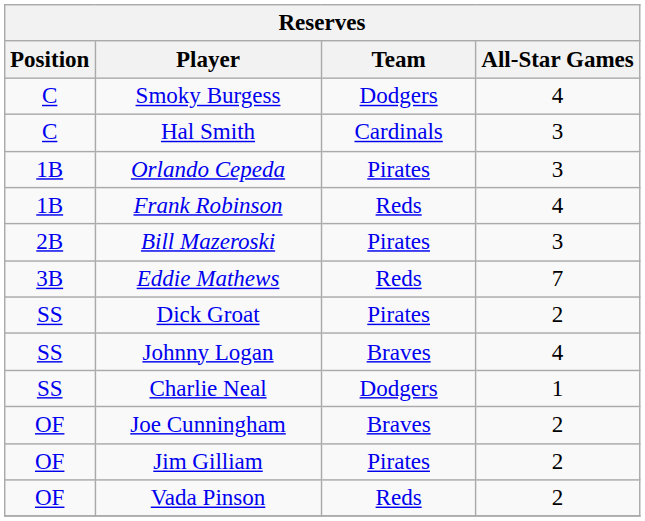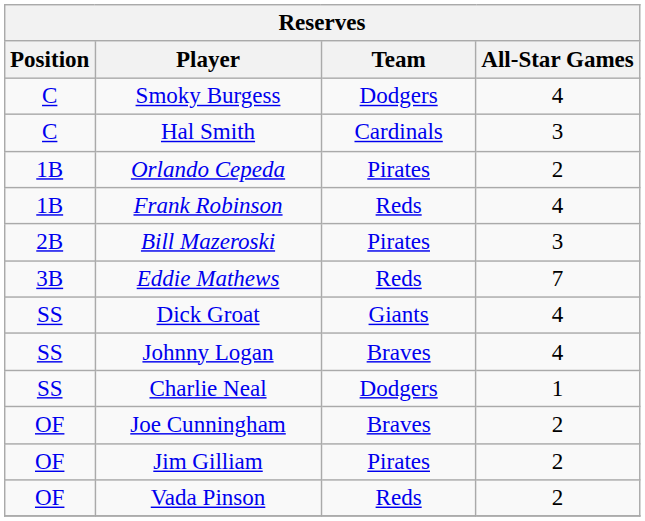(558, 168) 3 -> (558, 168) 2
(399, 315) Pirates -> (399, 315) Giants
(558, 315) 2 -> (558, 315) 4
